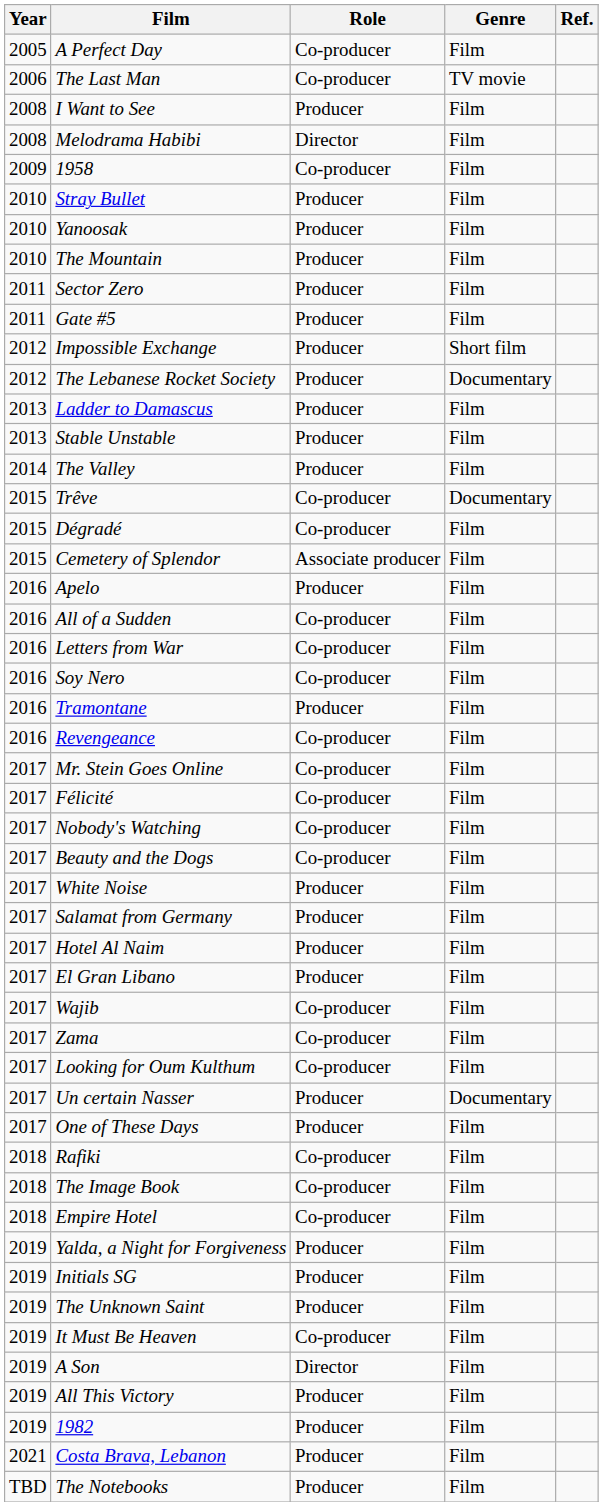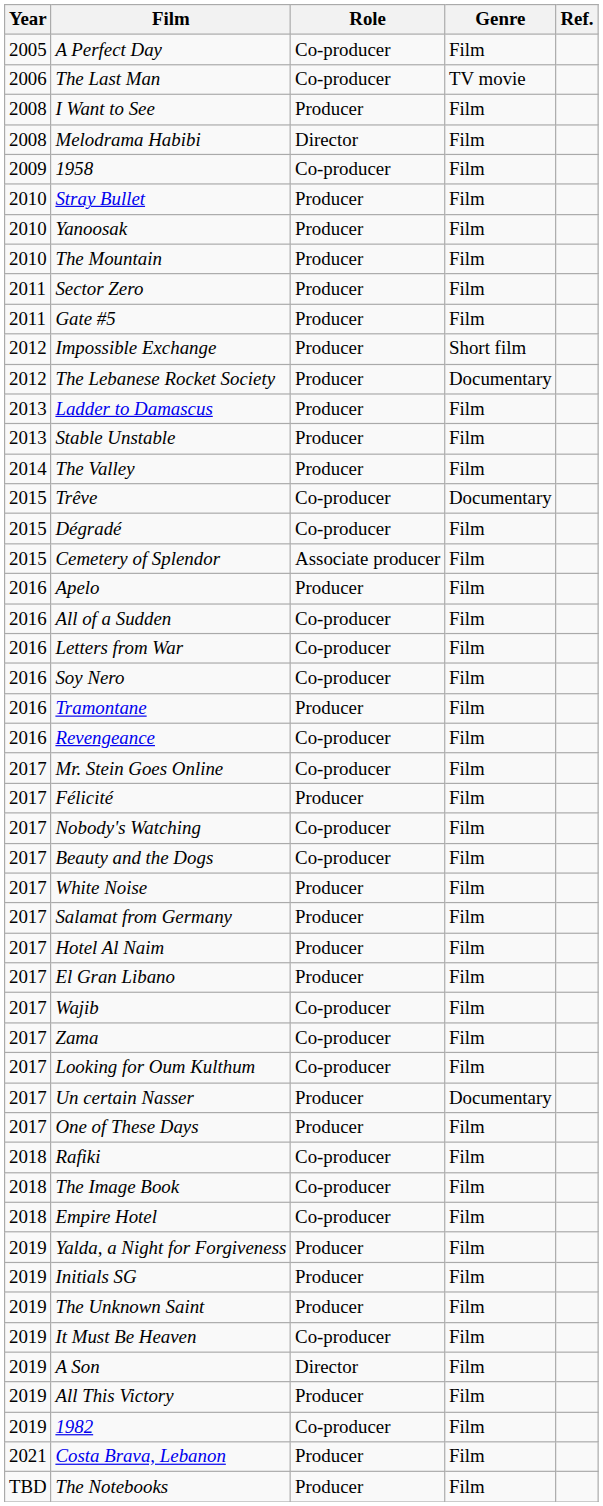(343, 797) Co-producer -> (329, 797) Producer
(329, 1426) Producer -> (343, 1426) Co-producer
